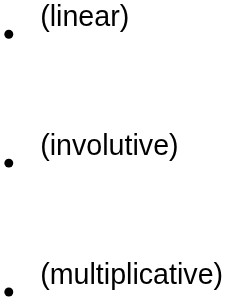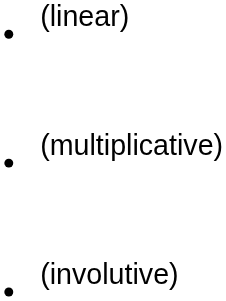rows swapped: (132, 274) <-> (109, 145)
